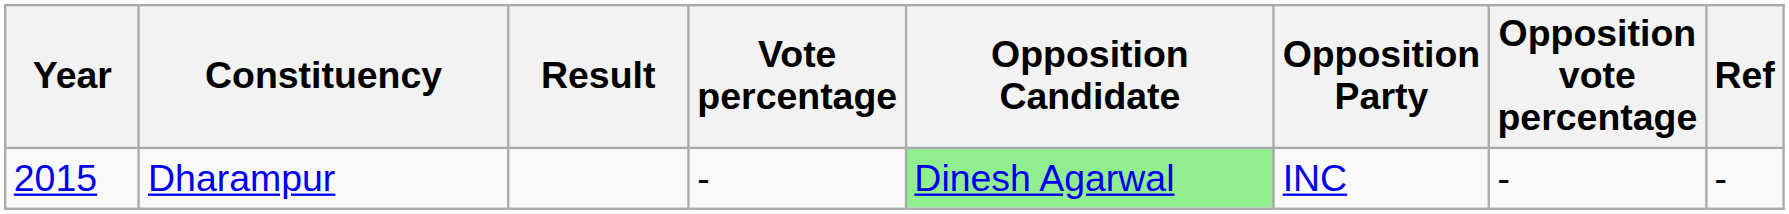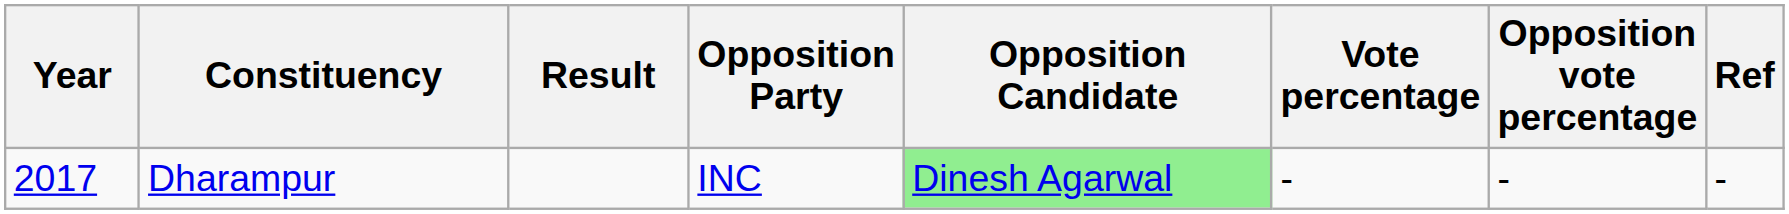columns swapped: (797, 76) <-> (1381, 76)
(55, 177) 2015 -> (55, 177) 2017
